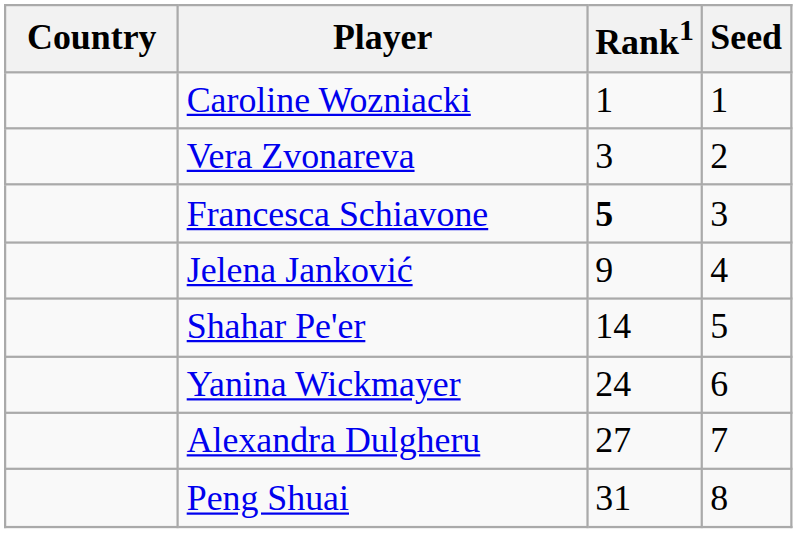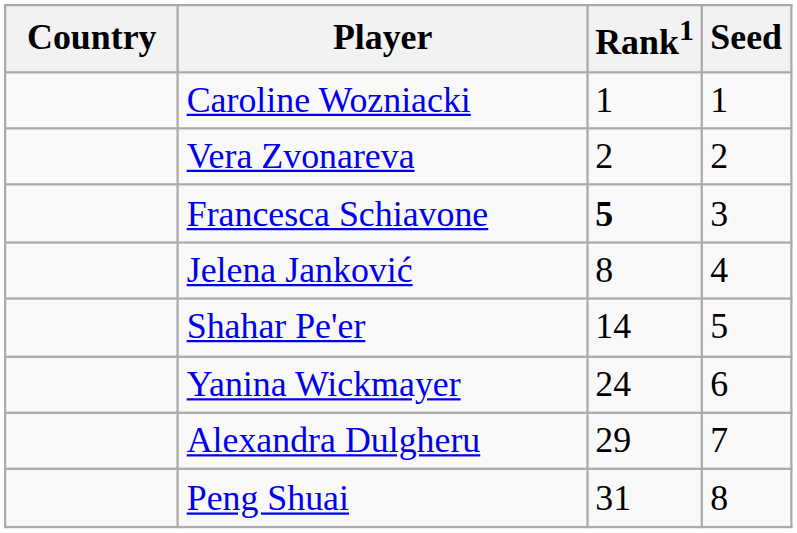(604, 156) 3 -> (604, 156) 2
(604, 269) 9 -> (604, 269) 8
(613, 440) 27 -> (613, 440) 29
